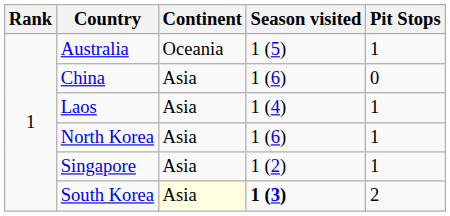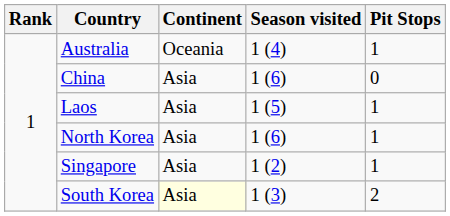(268, 48) 1 (5) -> (268, 48) 1 (4)
(268, 107) 1 (4) -> (268, 107) 1 (5)
(268, 195) bold -> (268, 195) normal
